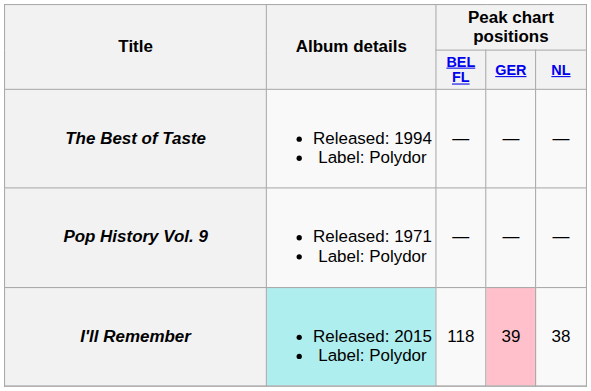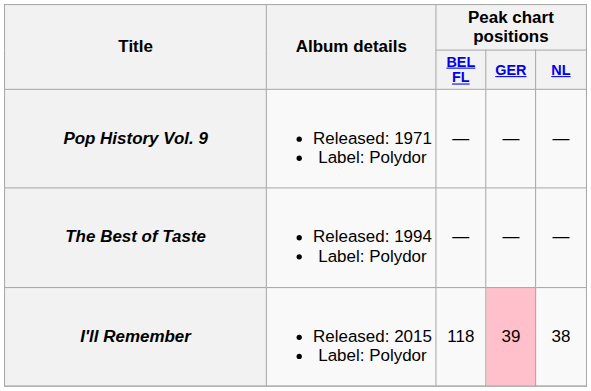rows swapped: (136, 237) <-> (136, 138)
(351, 346) paleturquoise background -> (351, 346) no background
